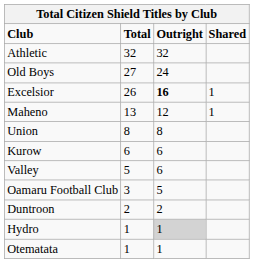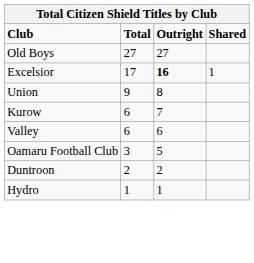- row: (27, 53)
(163, 72) 24 -> (163, 53) 27
(130, 92) 26 -> (130, 72) 17
- row: (27, 111)
(127, 131) 8 -> (127, 92) 9
(159, 151) 6 -> (159, 111) 7
(127, 170) 5 -> (127, 131) 6
(159, 229) lightgrey background -> (159, 190) no background
- row: (33, 248)
